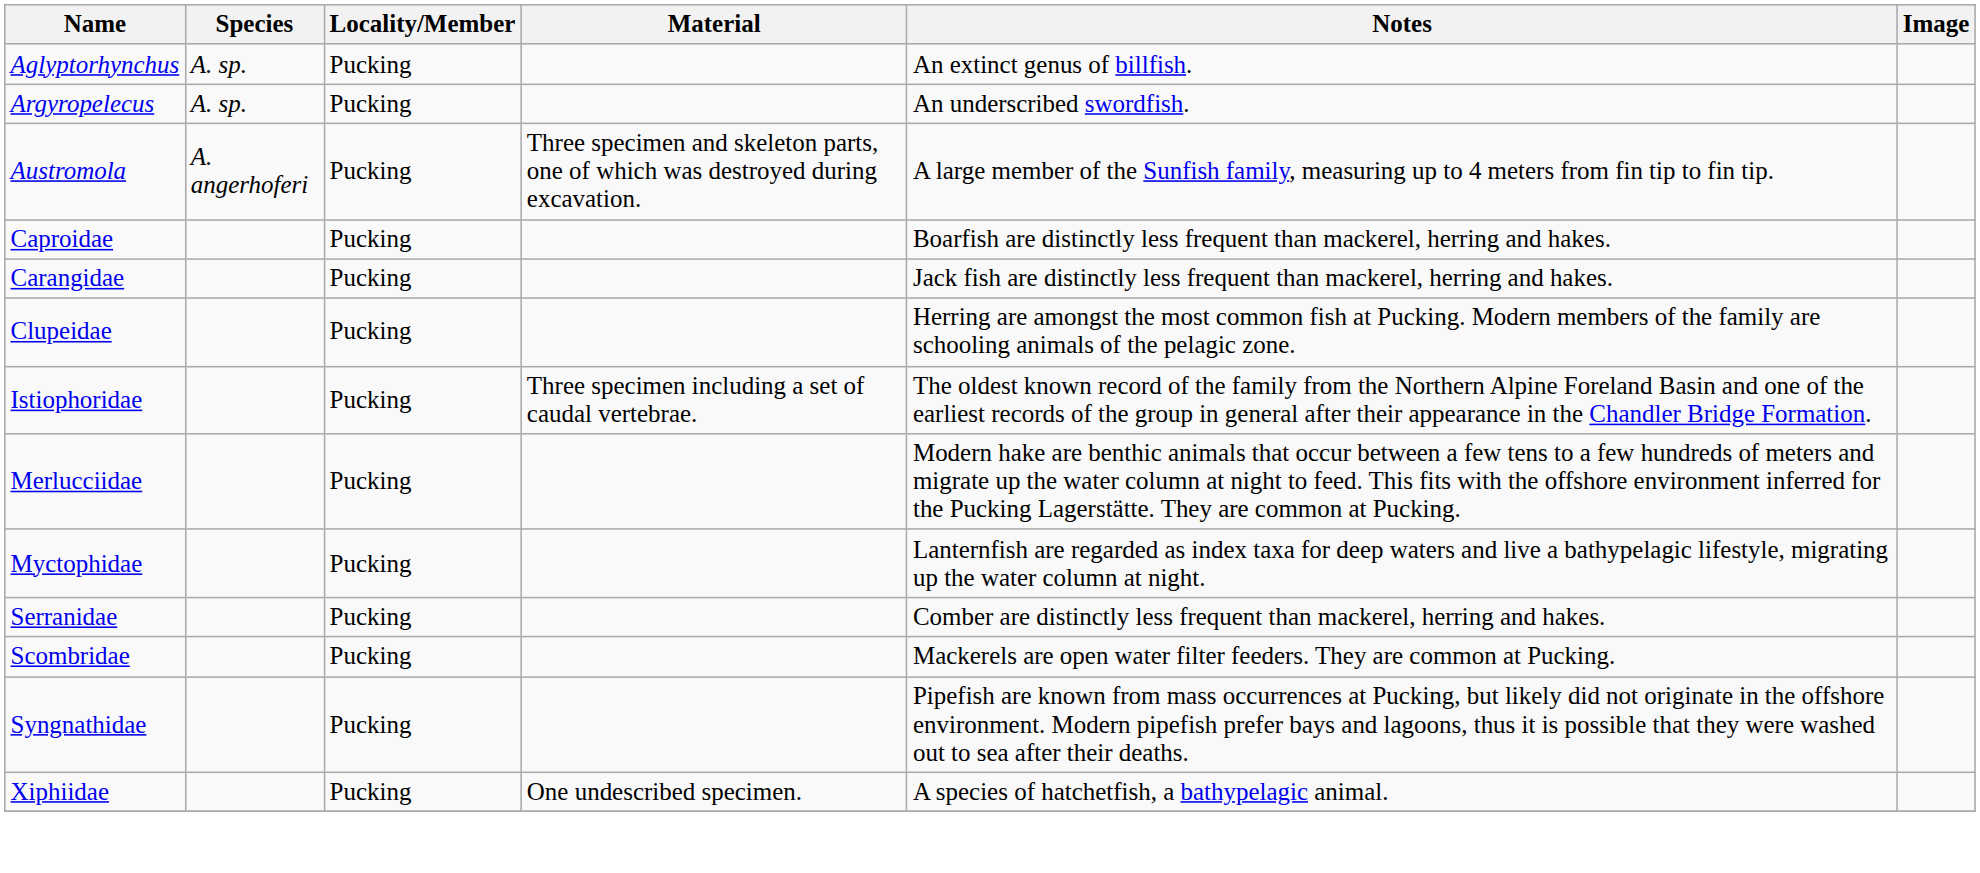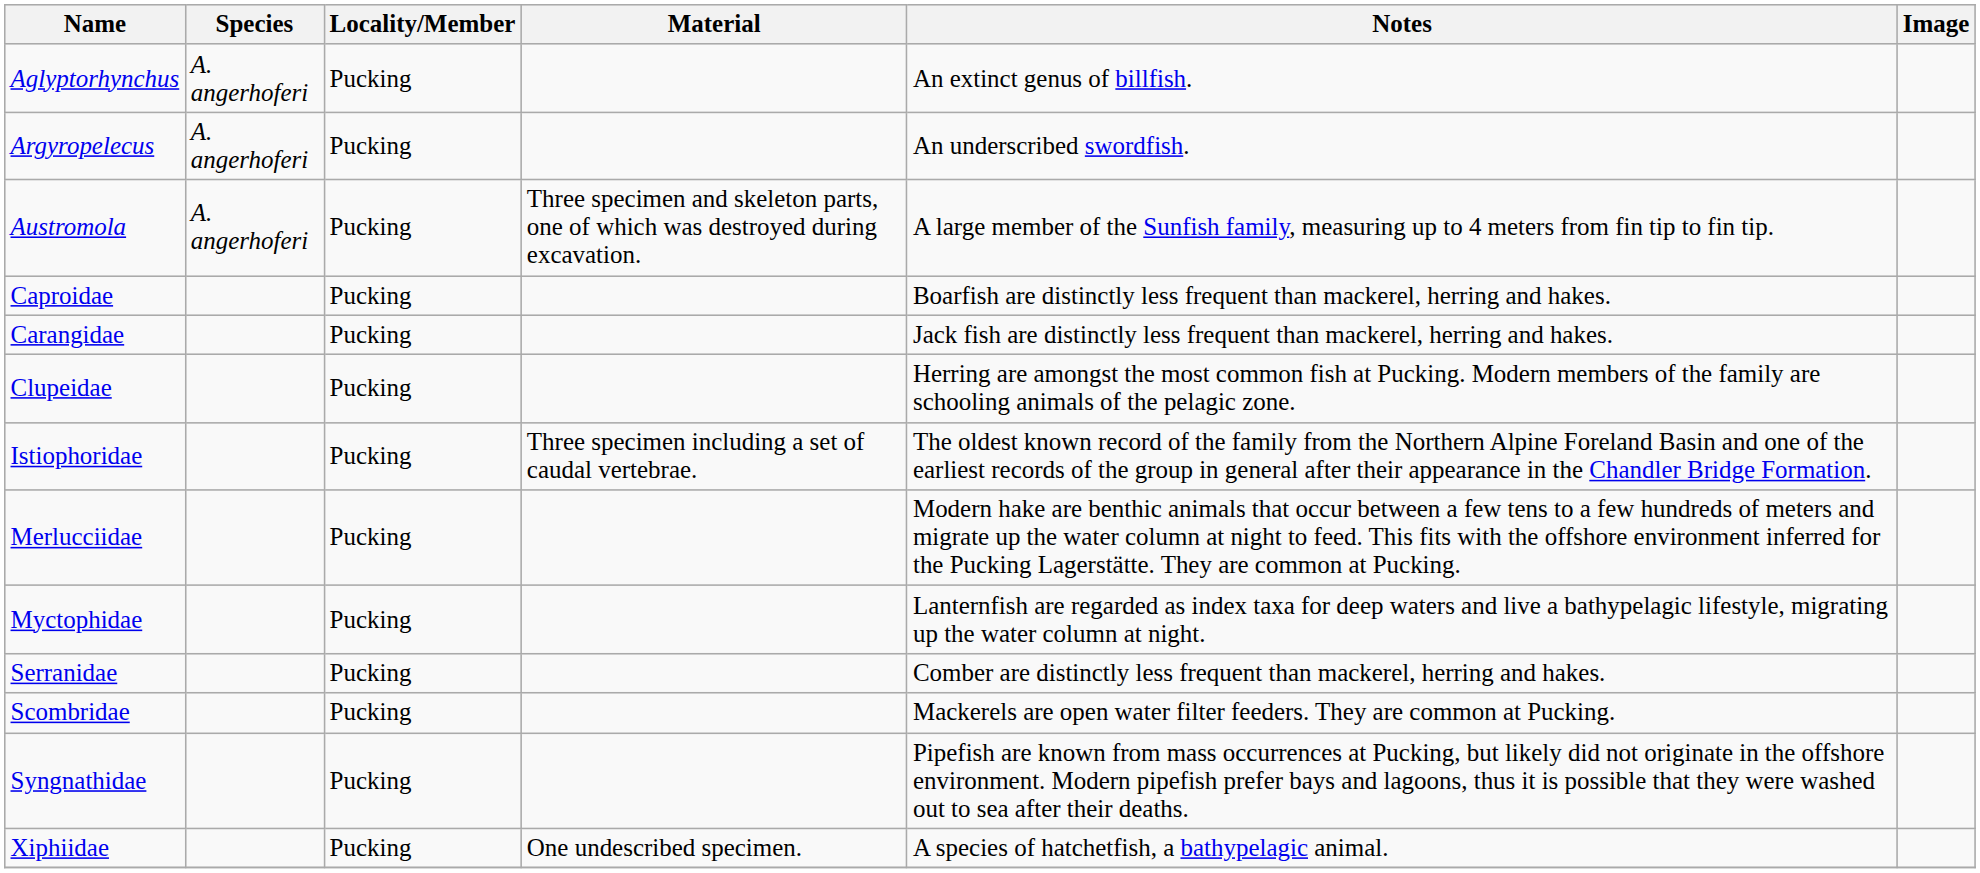(219, 63) A. sp. -> (249, 77) A. angerhoferi
(219, 103) A. sp. -> (249, 145) A. angerhoferi
